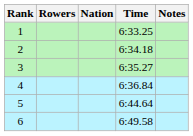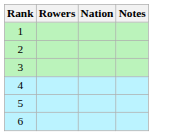- column: (136, 13)
